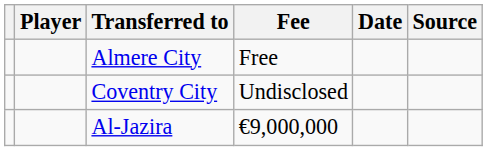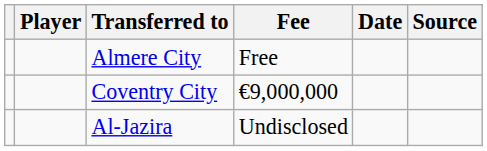(293, 92) Undisclosed -> (288, 92) €9,000,000
(288, 127) €9,000,000 -> (293, 127) Undisclosed
